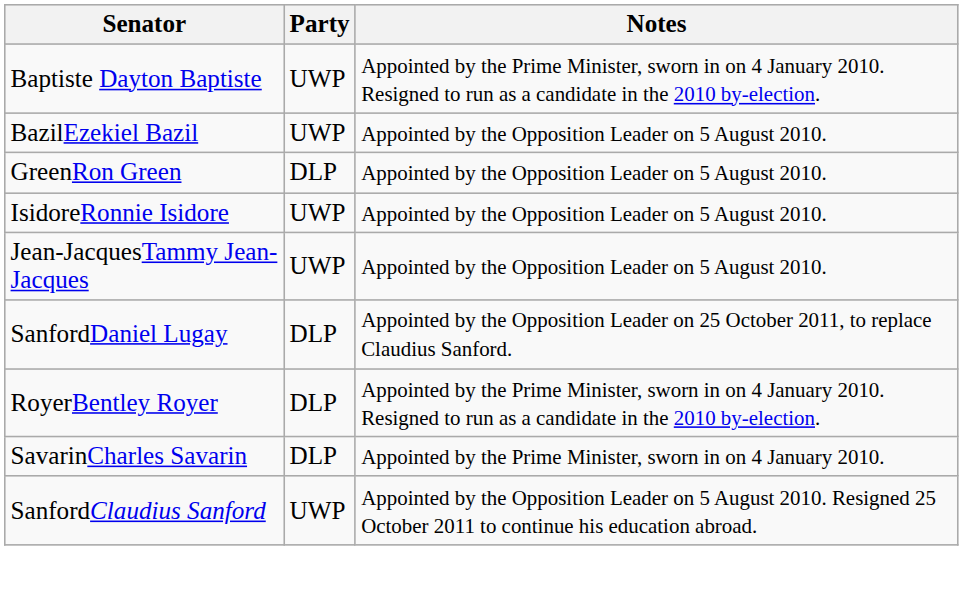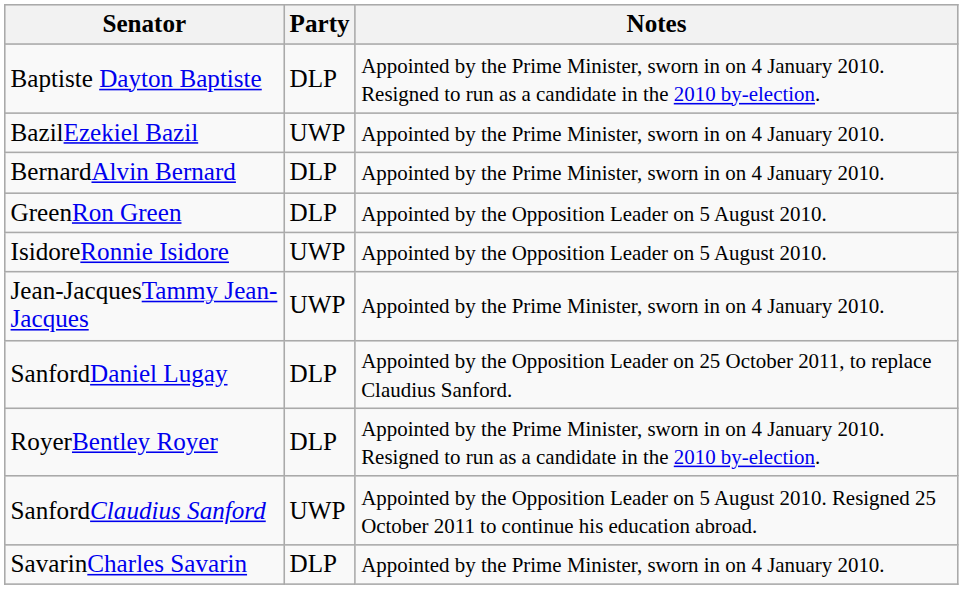(318, 78) UWP -> (313, 78) DLP
(594, 133) Appointed by the Opposition Leader on 5 August 2010. -> (623, 133) Appointed by the Prime Minister, sworn in on 4 January 2010.
+ row: (123, 172)
(594, 267) Appointed by the Opposition Leader on 5 August 2010. -> (623, 307) Appointed by the Prime Minister, sworn in on 4 January 2010.
rows swapped: (138, 510) <-> (129, 456)
